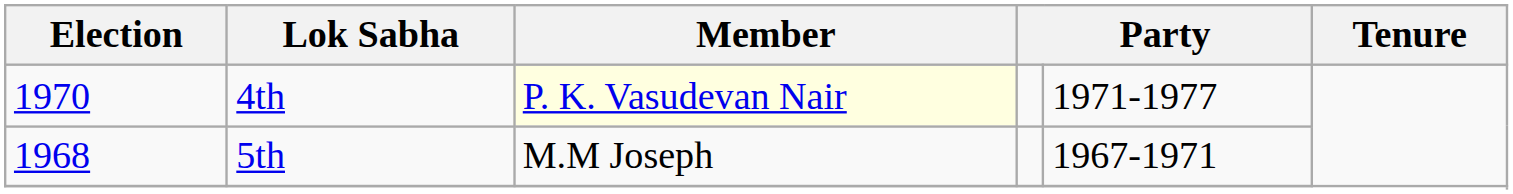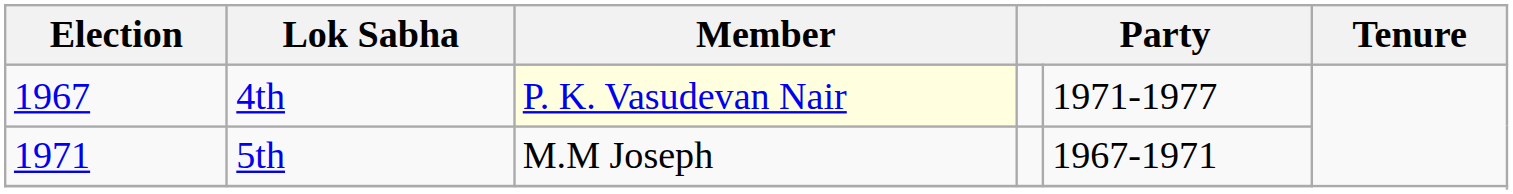(52, 95) 1970 -> (52, 95) 1967
(52, 155) 1968 -> (52, 155) 1971
